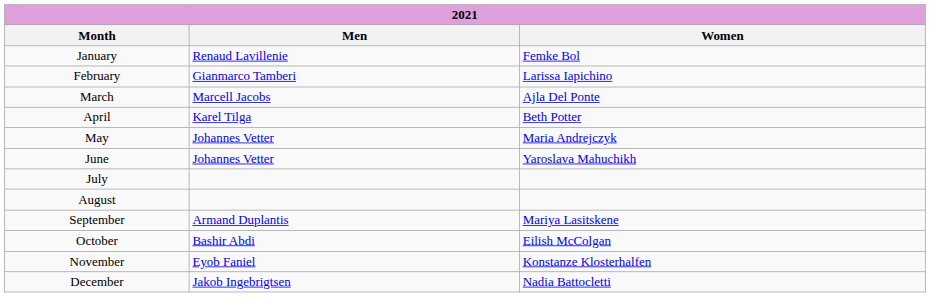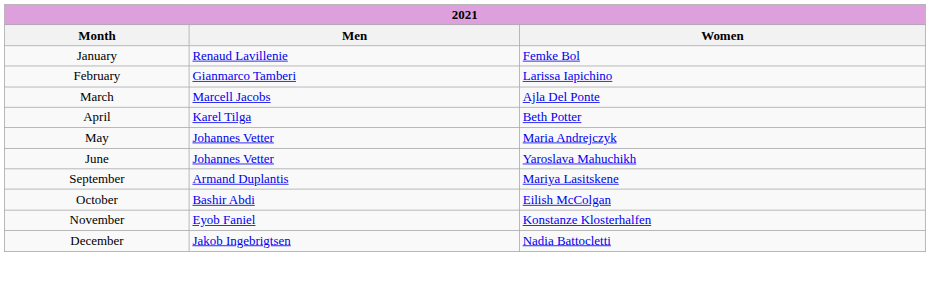- row: (97, 179)
- row: (97, 199)
